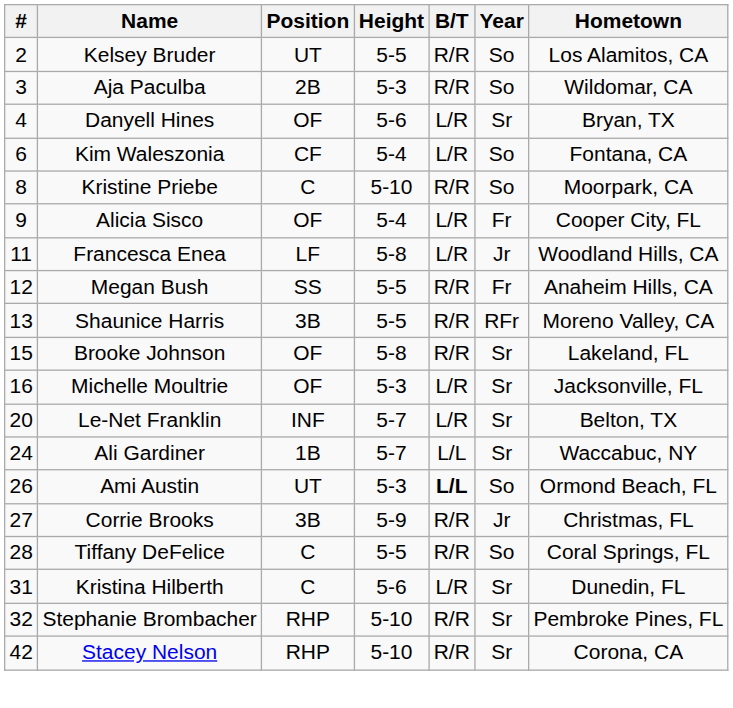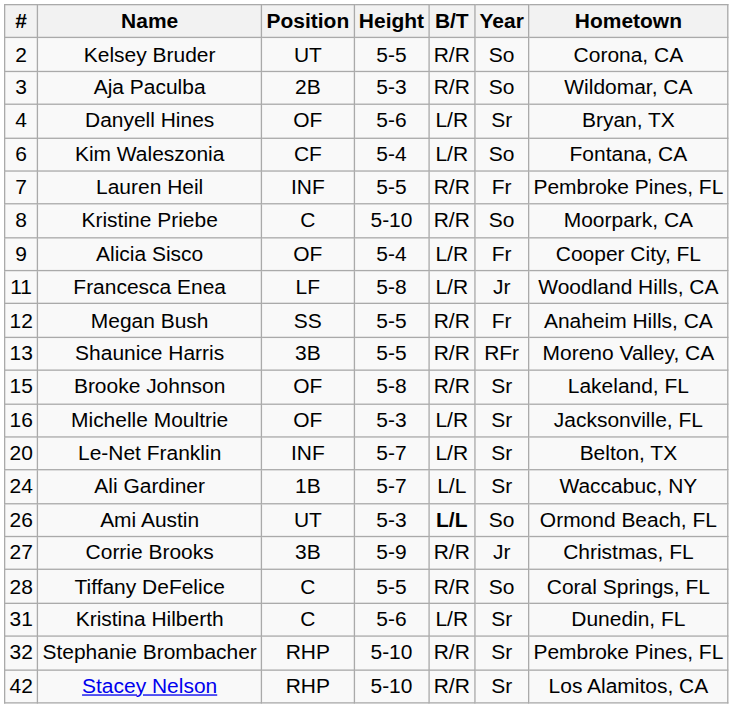(628, 54) Los Alamitos, CA -> (628, 54) Corona, CA
+ row: (150, 187)
(628, 652) Corona, CA -> (628, 685) Los Alamitos, CA
